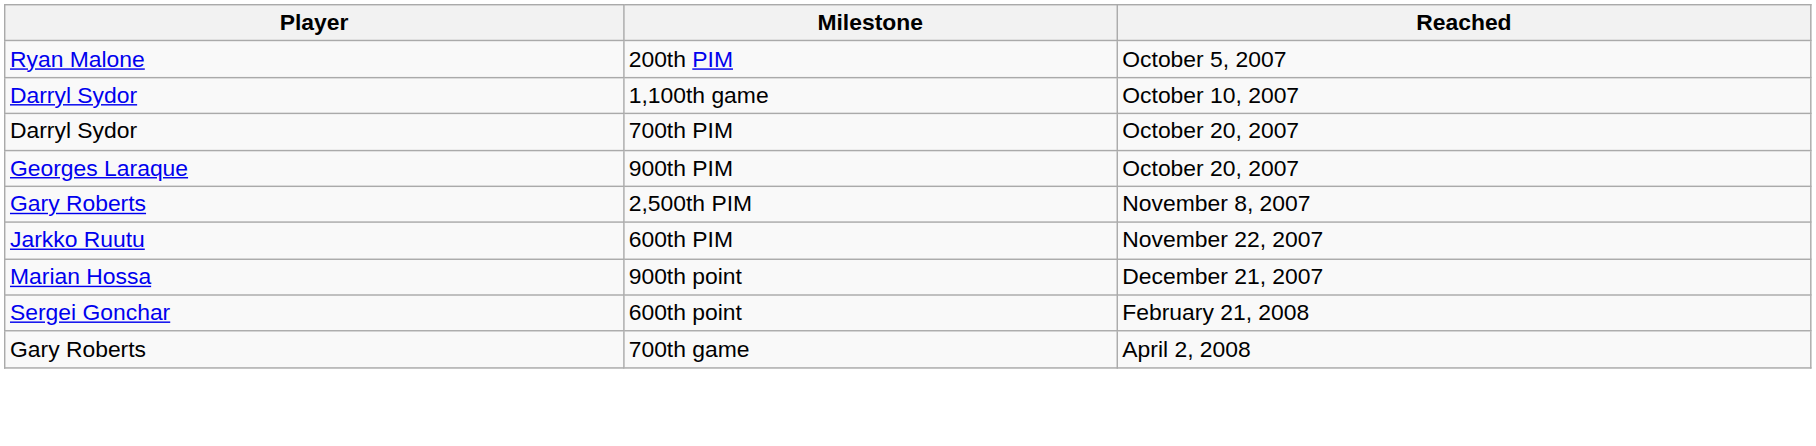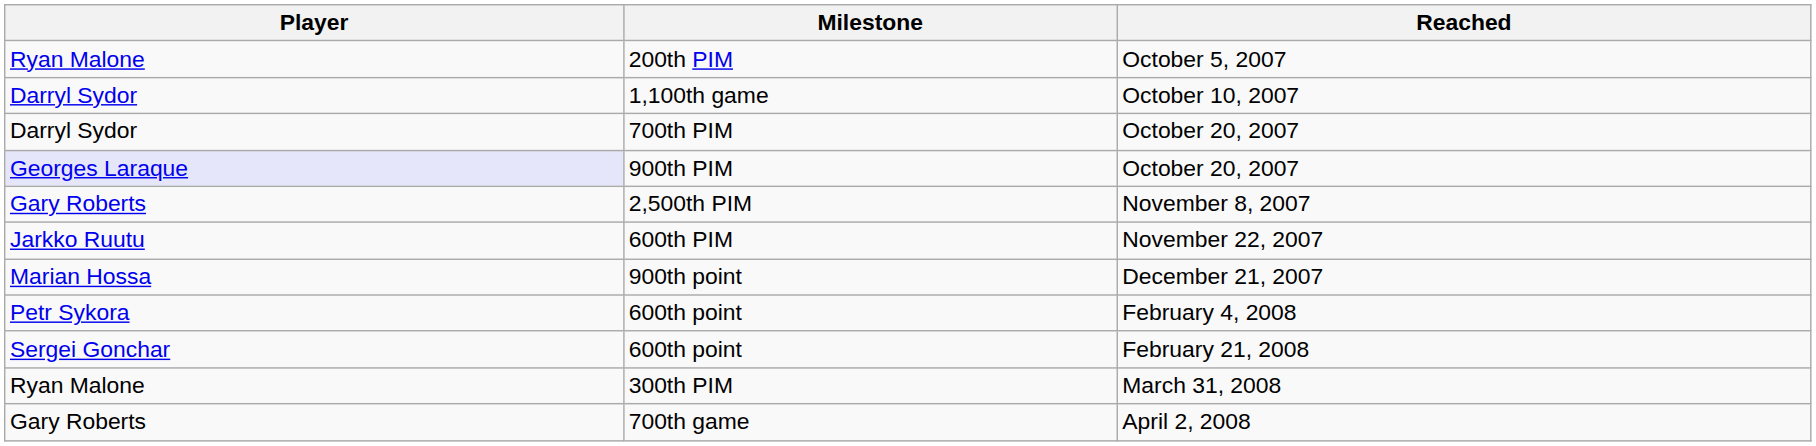(99, 167) no background -> (99, 167) lavender background
+ row: (685, 312)
+ row: (681, 385)
